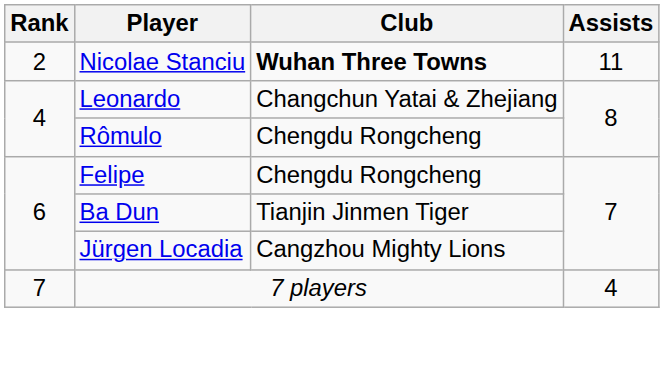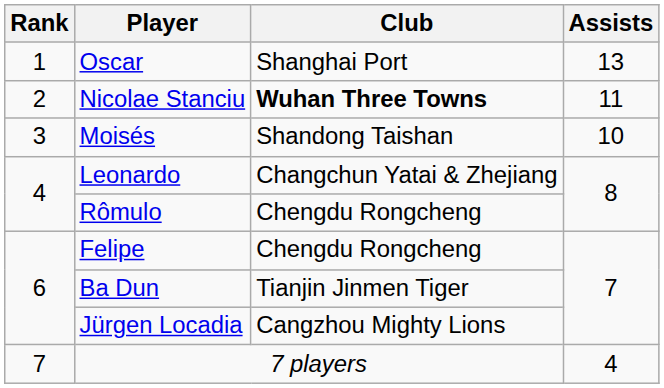+ row: (111, 61)
+ row: (117, 136)
